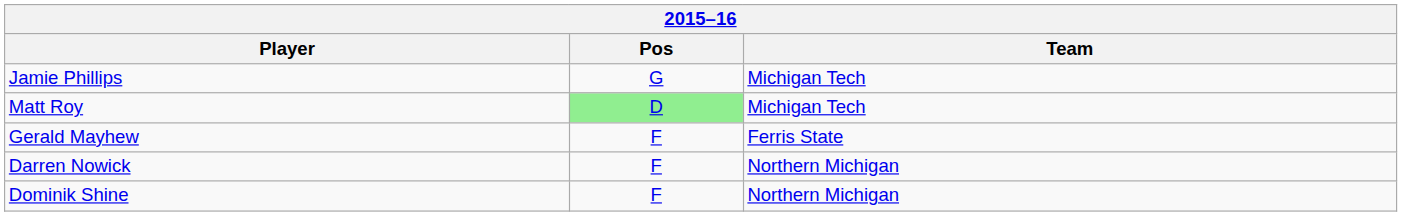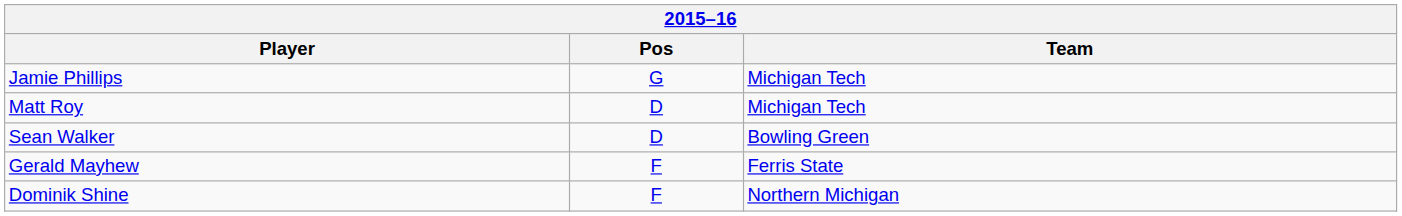(656, 107) lightgreen background -> (656, 107) no background
+ row: (62, 136)
- row: (70, 166)
